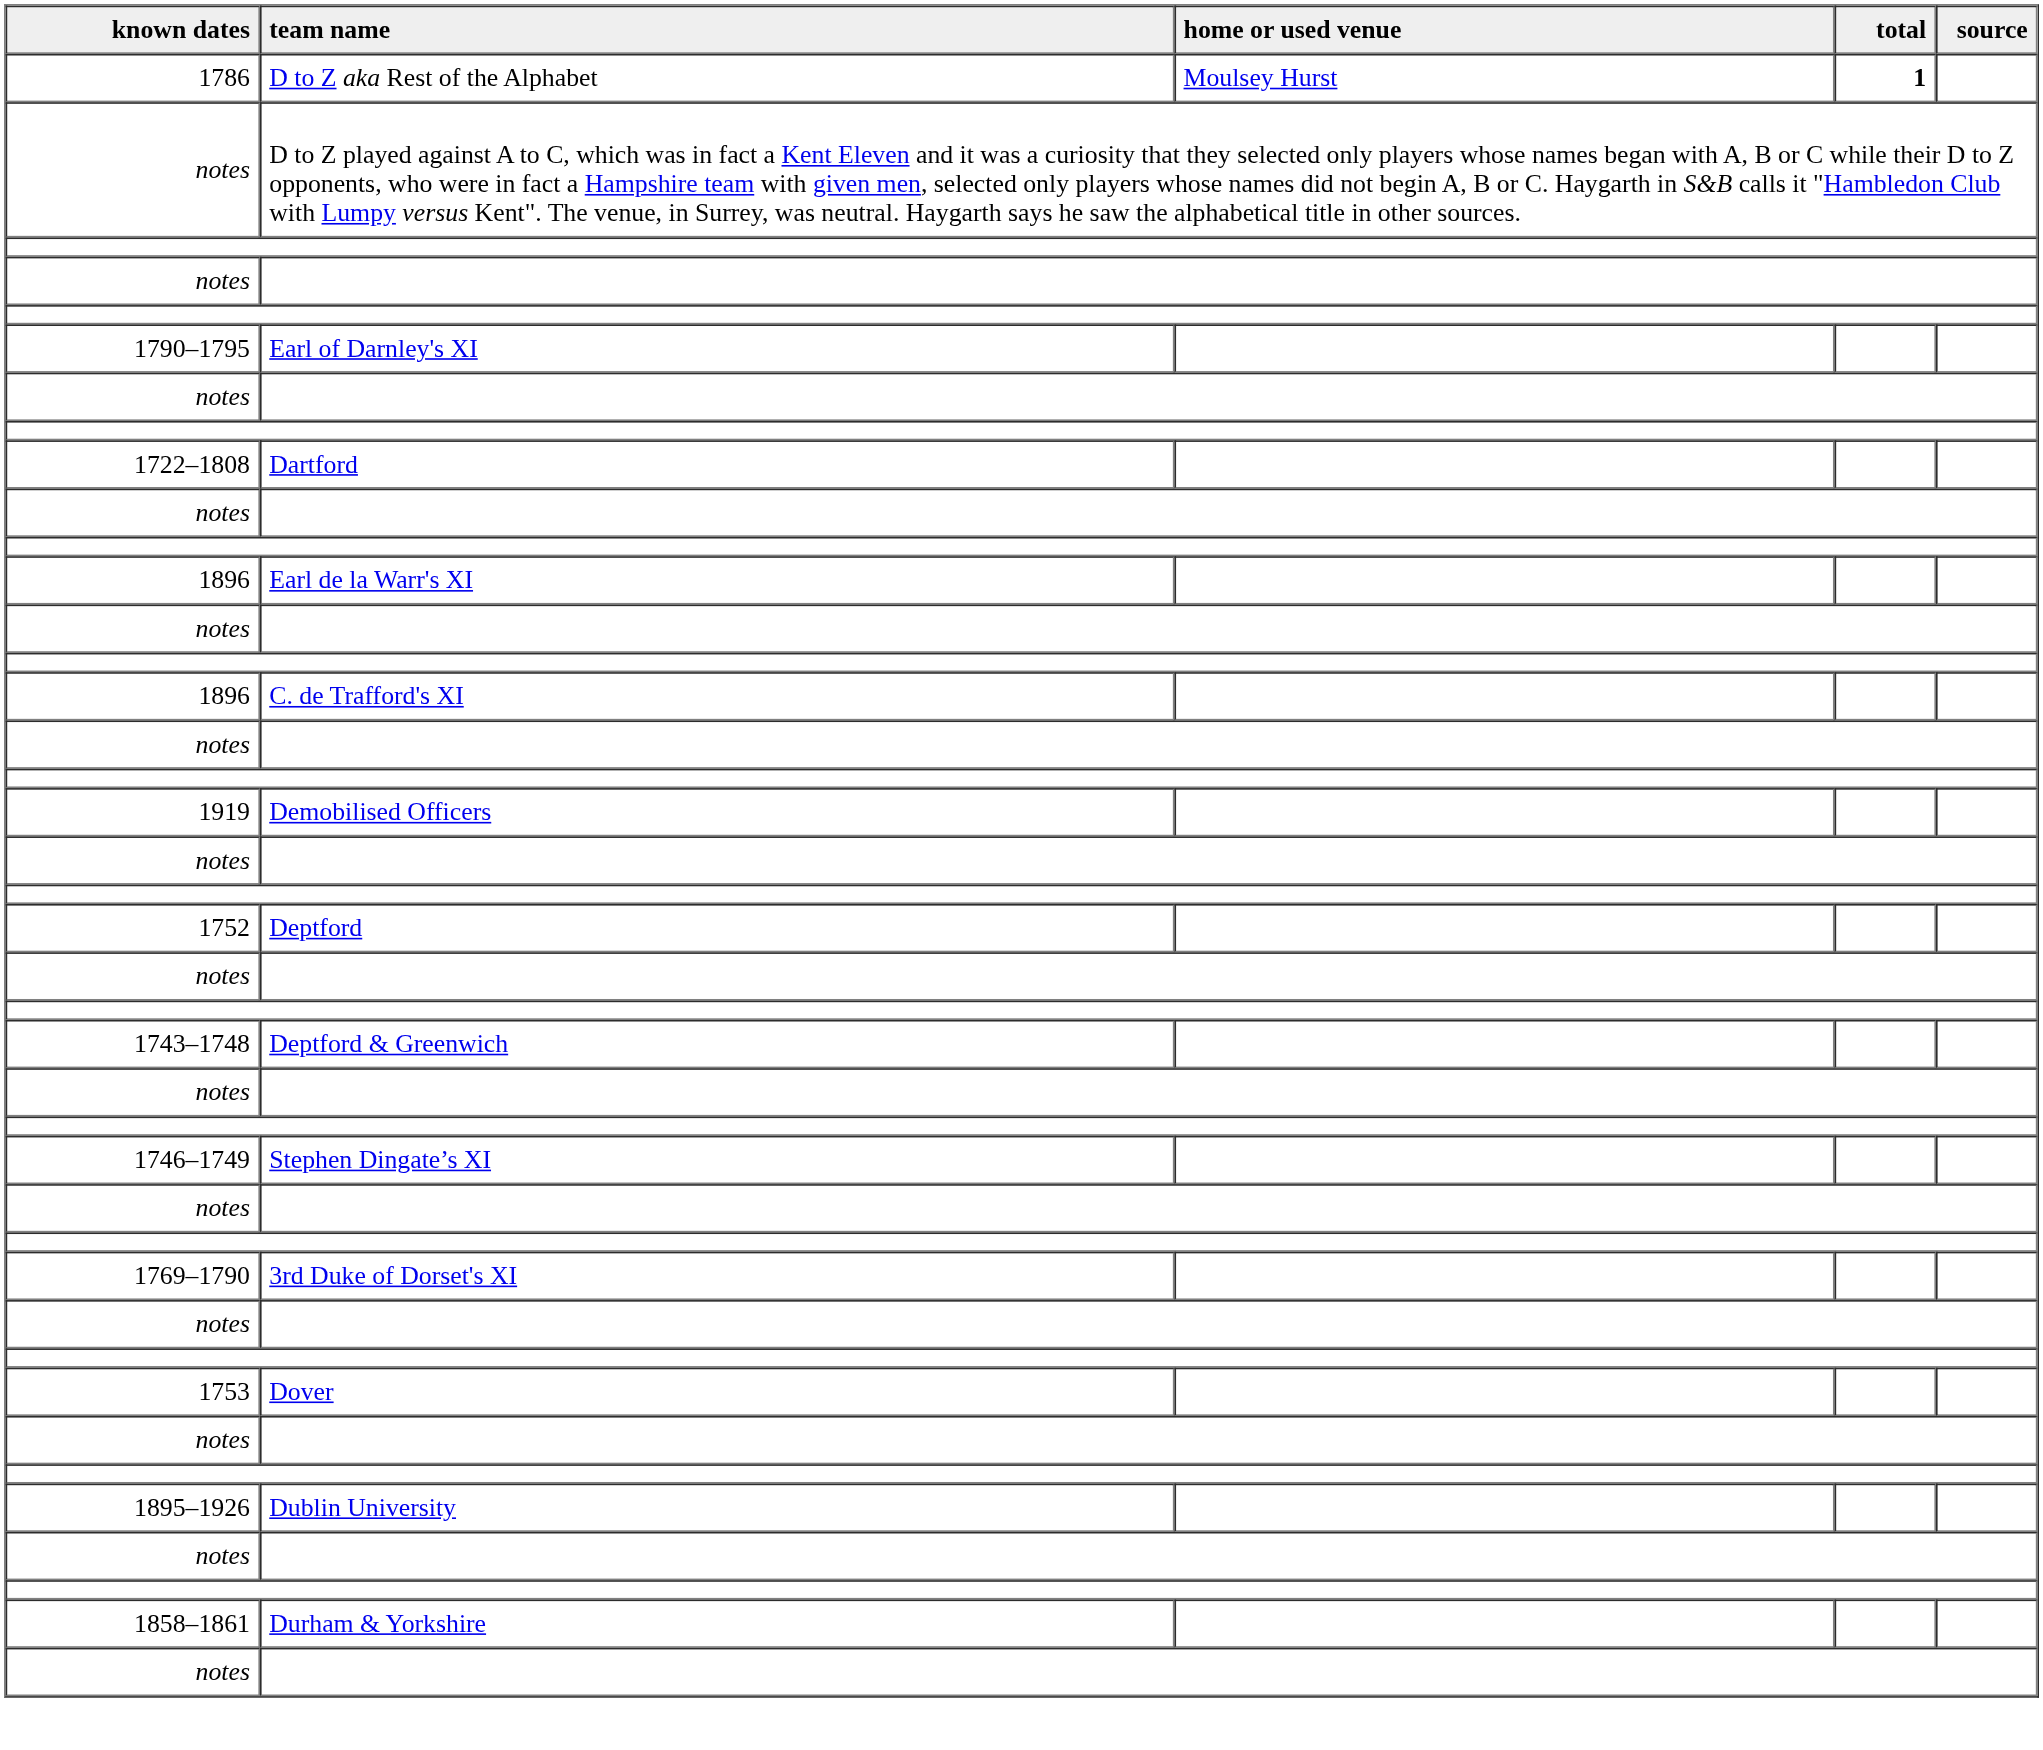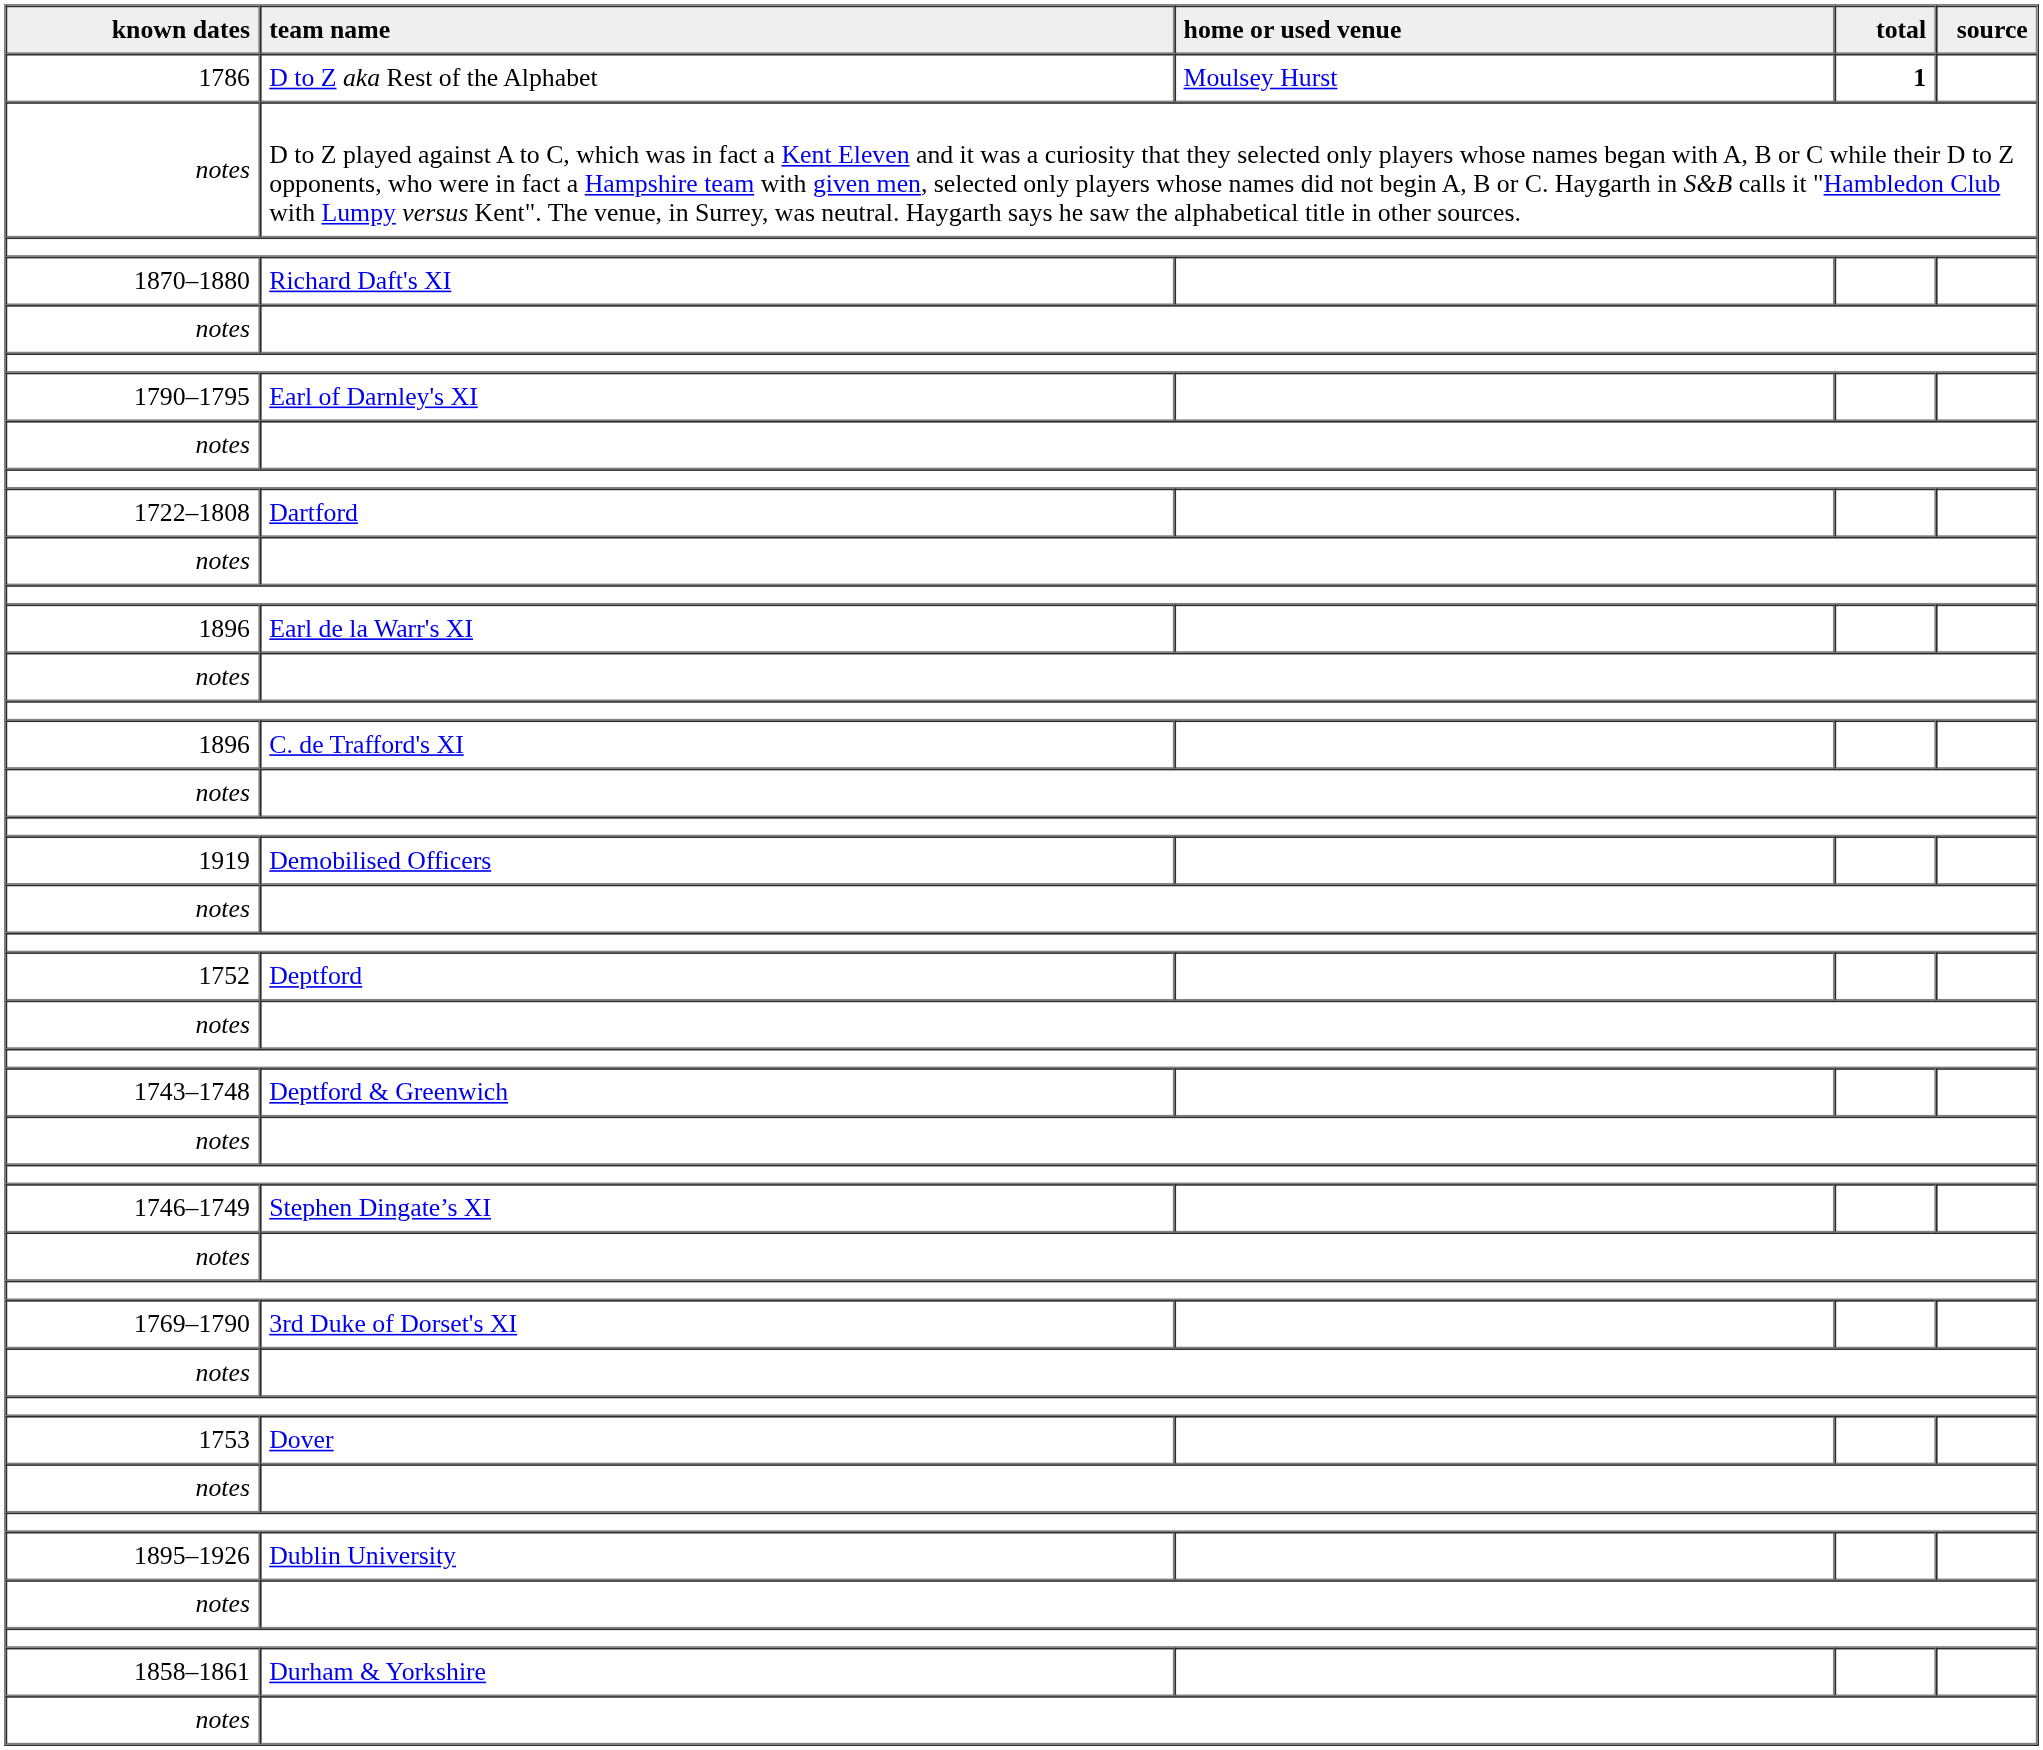+ row: (192, 280)
